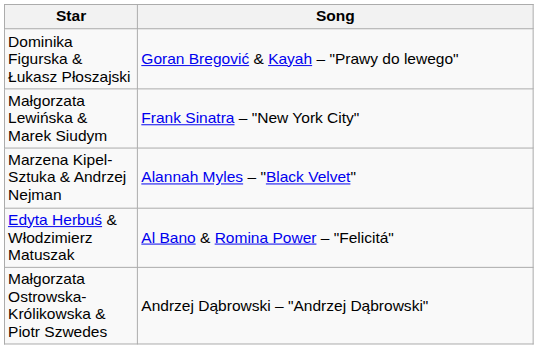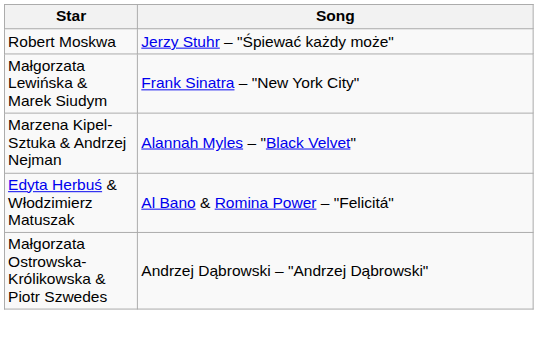+ row: (62, 41)
- row: (69, 58)
